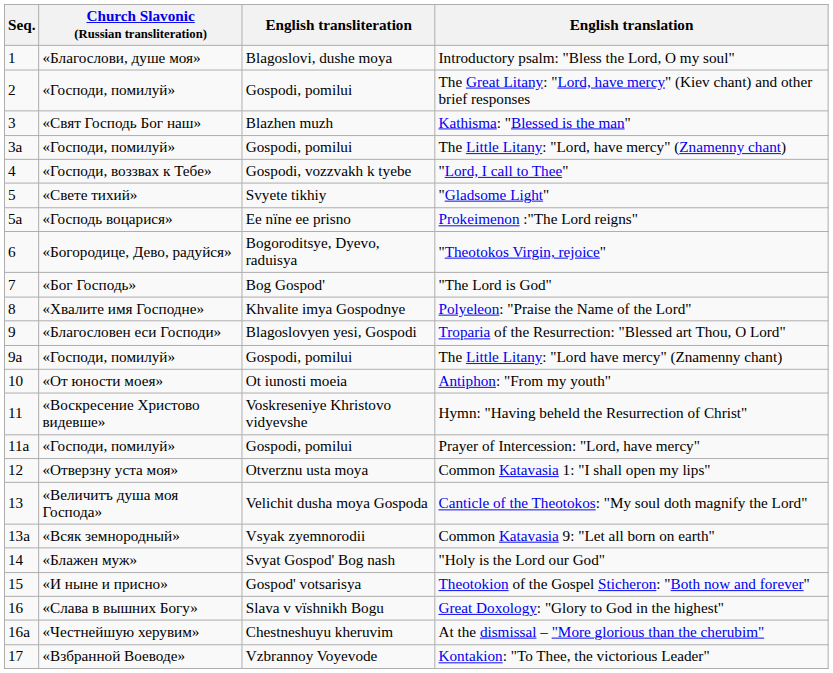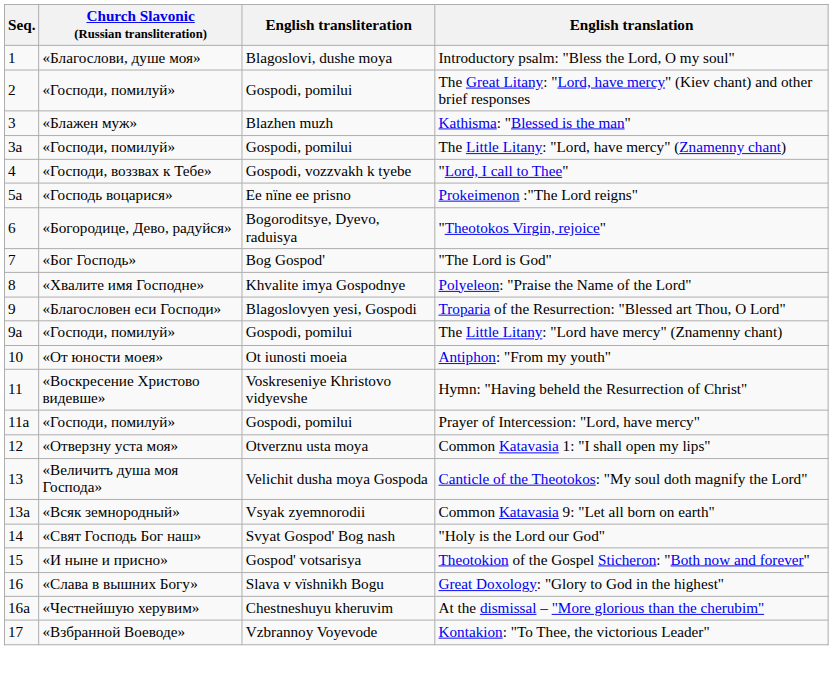(122, 123) «Свят Господь Бог наш» -> (90, 123) «Блажен муж»
- row: (494, 195)
(90, 560) «Блажен муж» -> (122, 535) «Свят Господь Бог наш»
